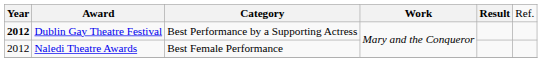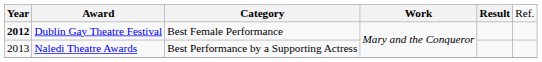(262, 31) Best Performance by a Supporting Actress -> (225, 31) Best Female Performance
(18, 48) 2012 -> (18, 48) 2013
(225, 48) Best Female Performance -> (262, 48) Best Performance by a Supporting Actress
